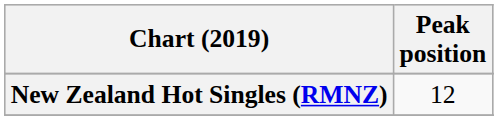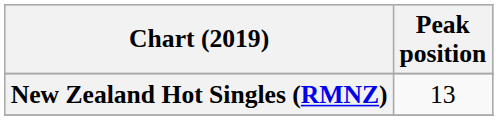(443, 94) 12 -> (443, 94) 13
